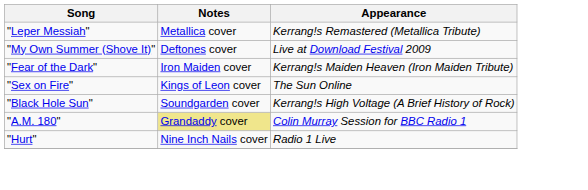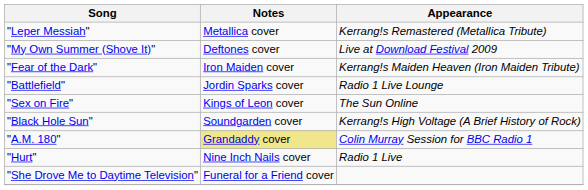+ row: (36, 85)
+ row: (102, 175)
